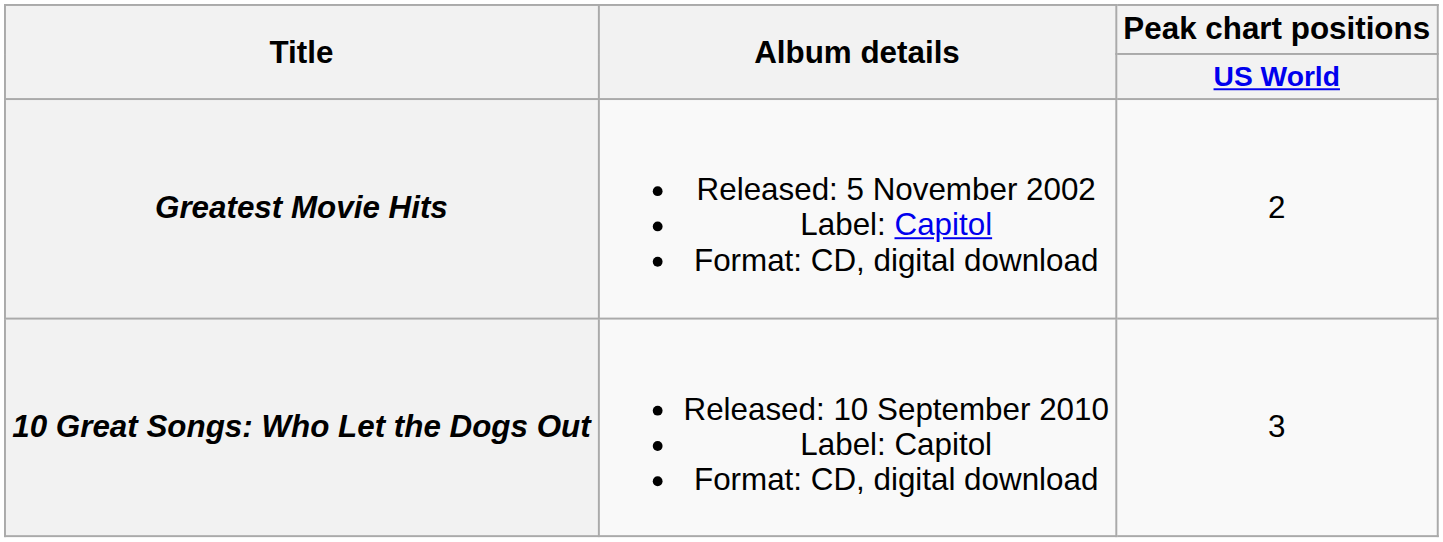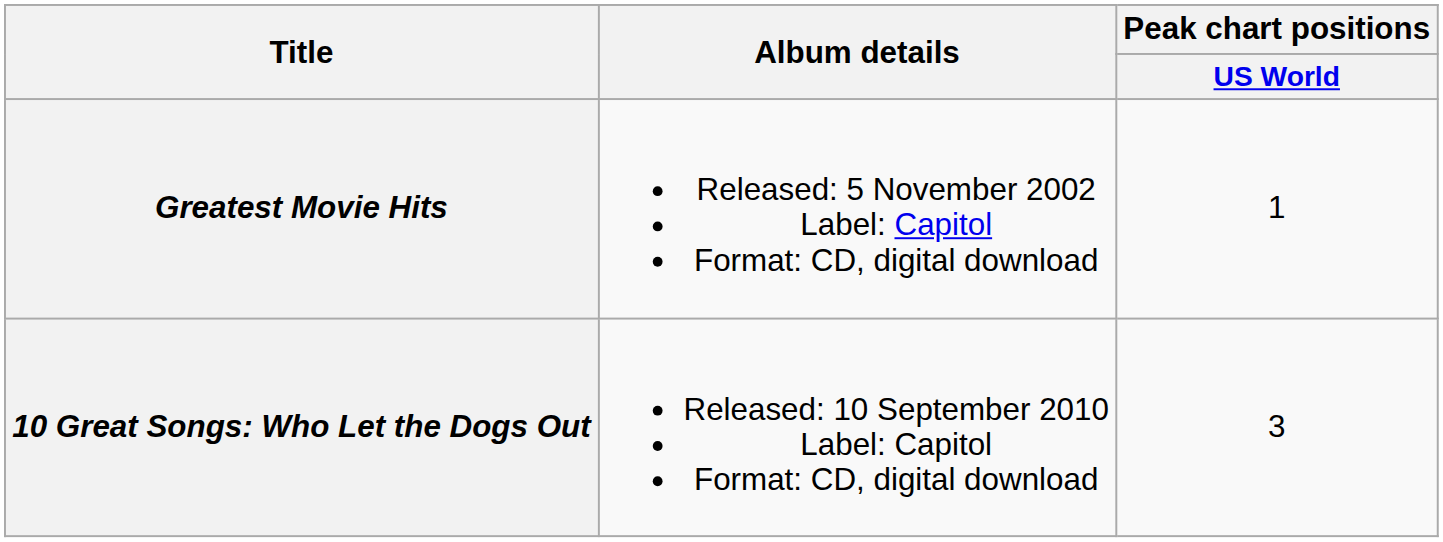(1277, 207) 2 -> (1277, 207) 1
